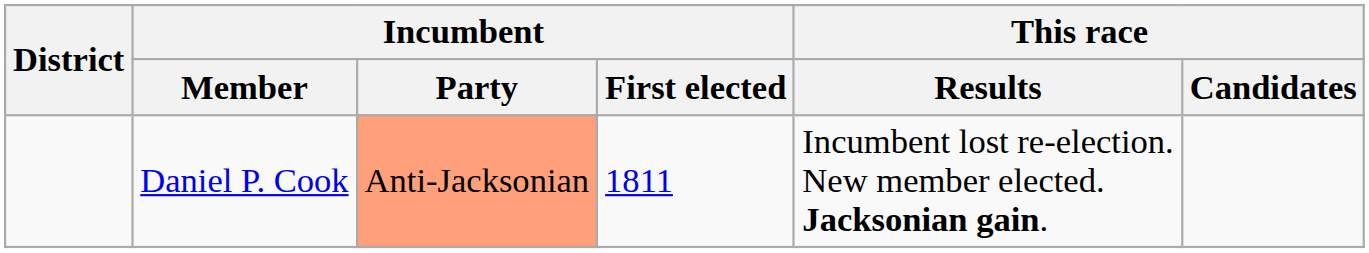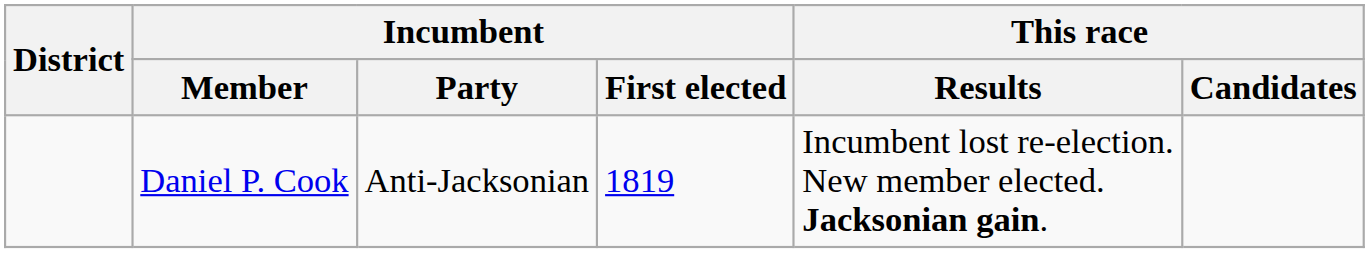(477, 180) lightsalmon background -> (477, 180) no background
(639, 180) 1811 -> (640, 180) 1819
